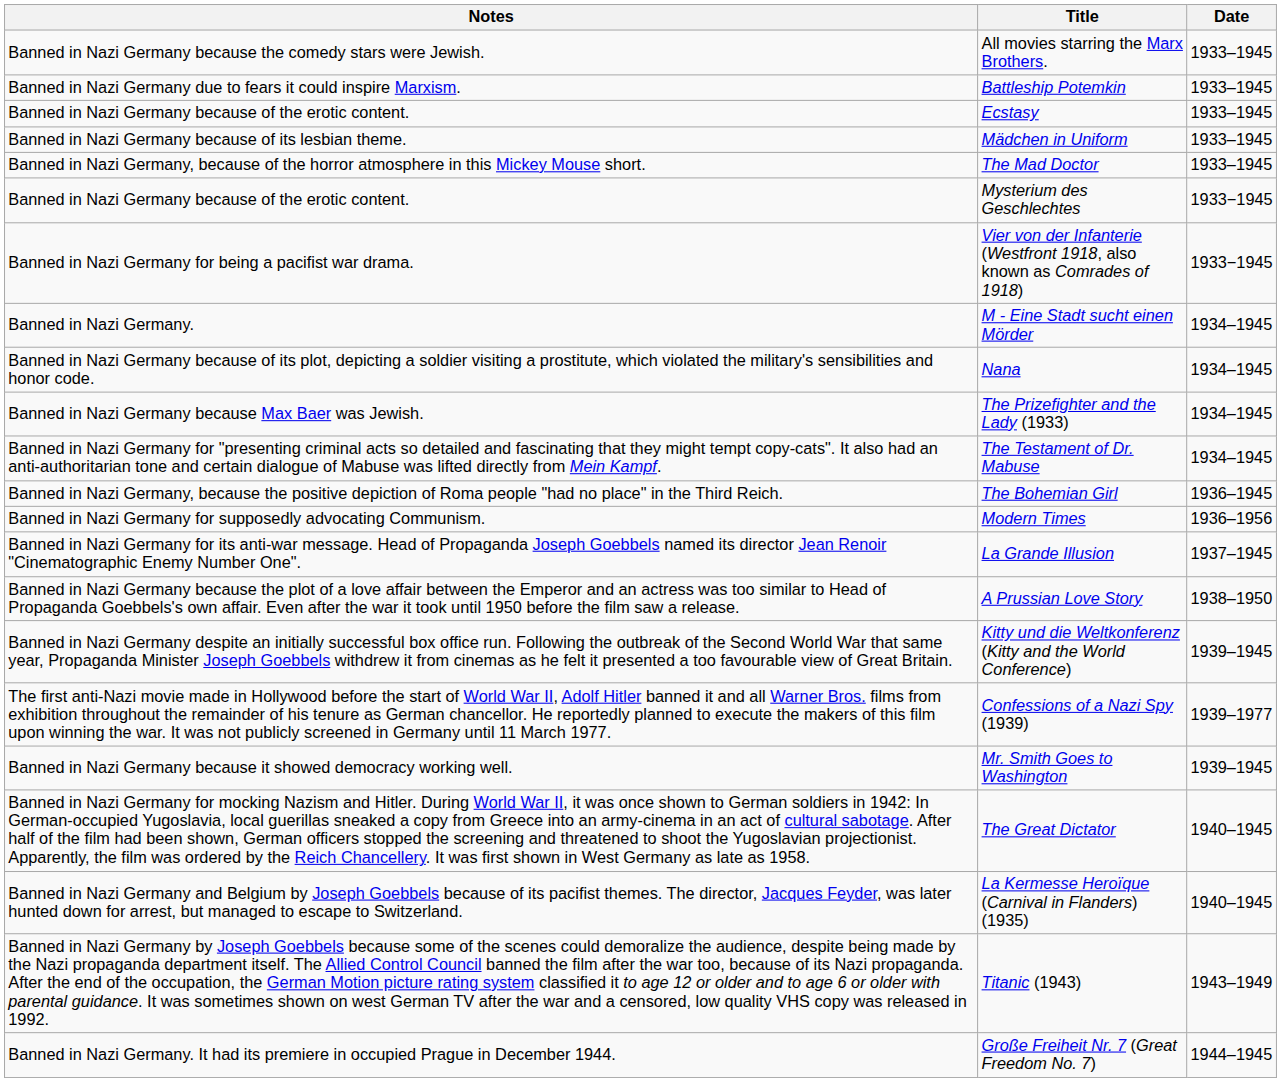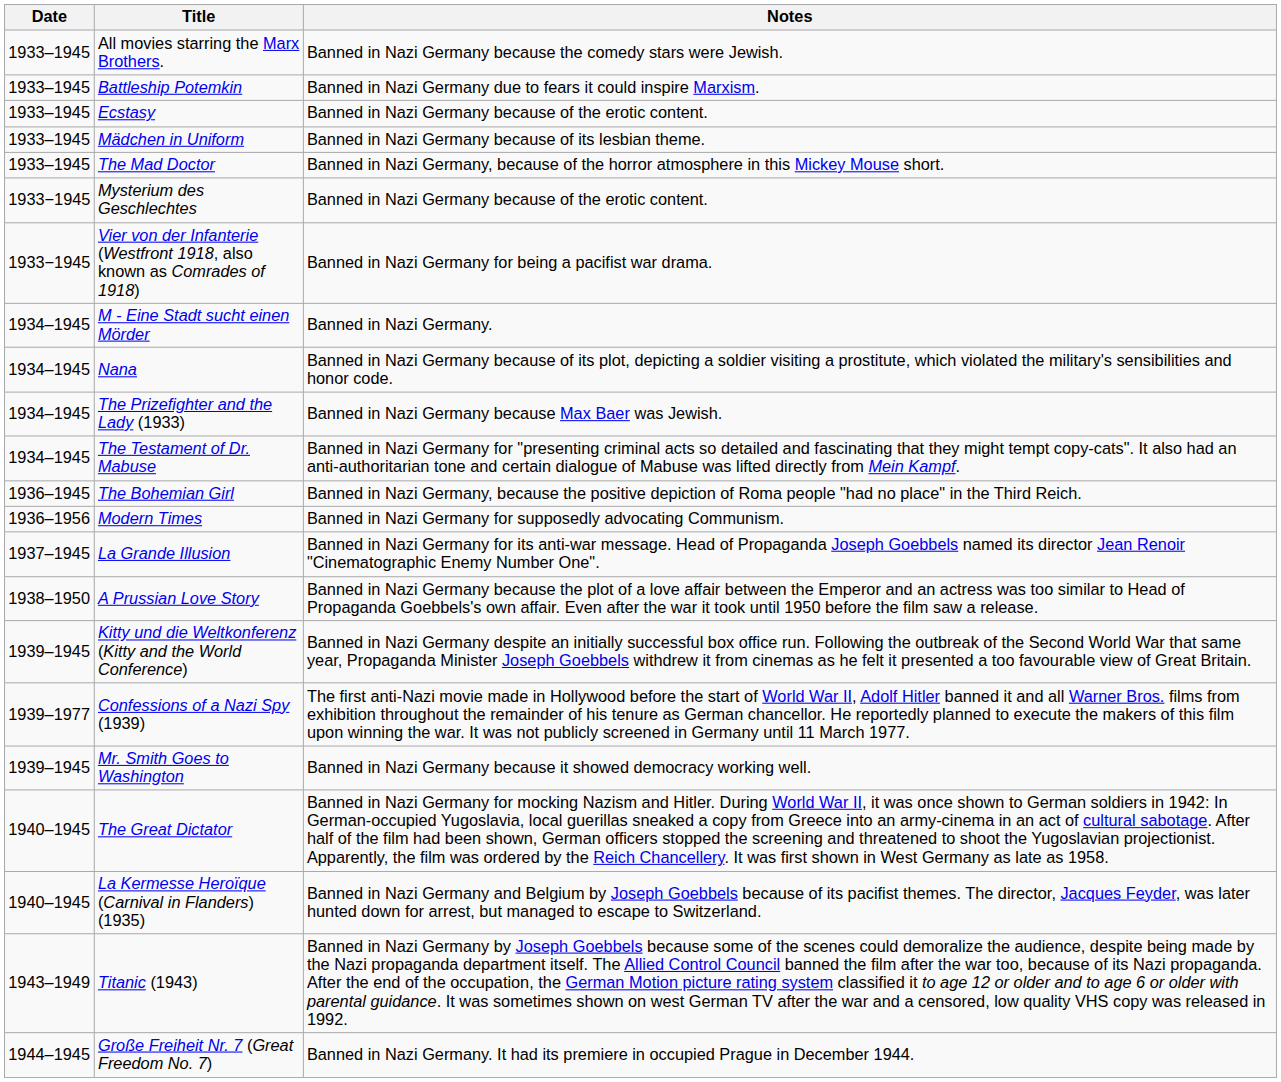columns swapped: (1232, 17) <-> (491, 17)
